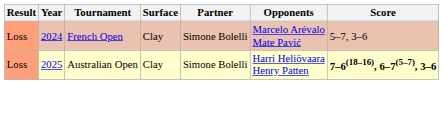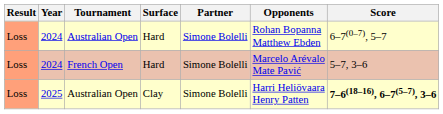+ row: (52, 36)
(153, 36) Clay -> (154, 65) Hard
